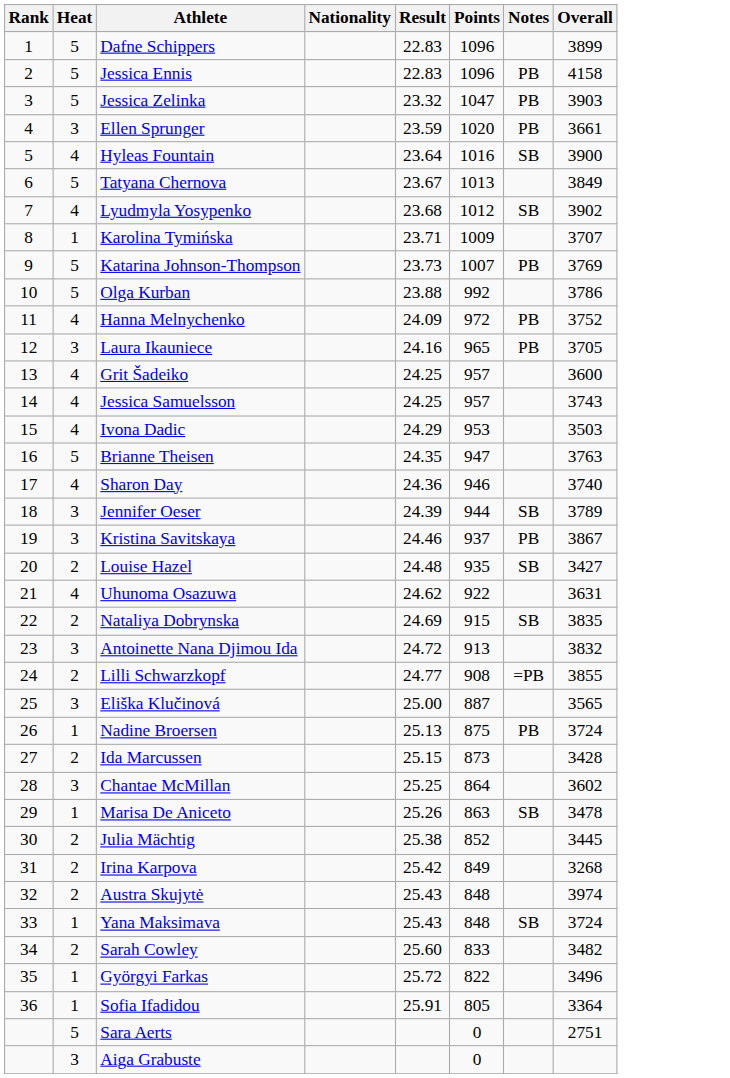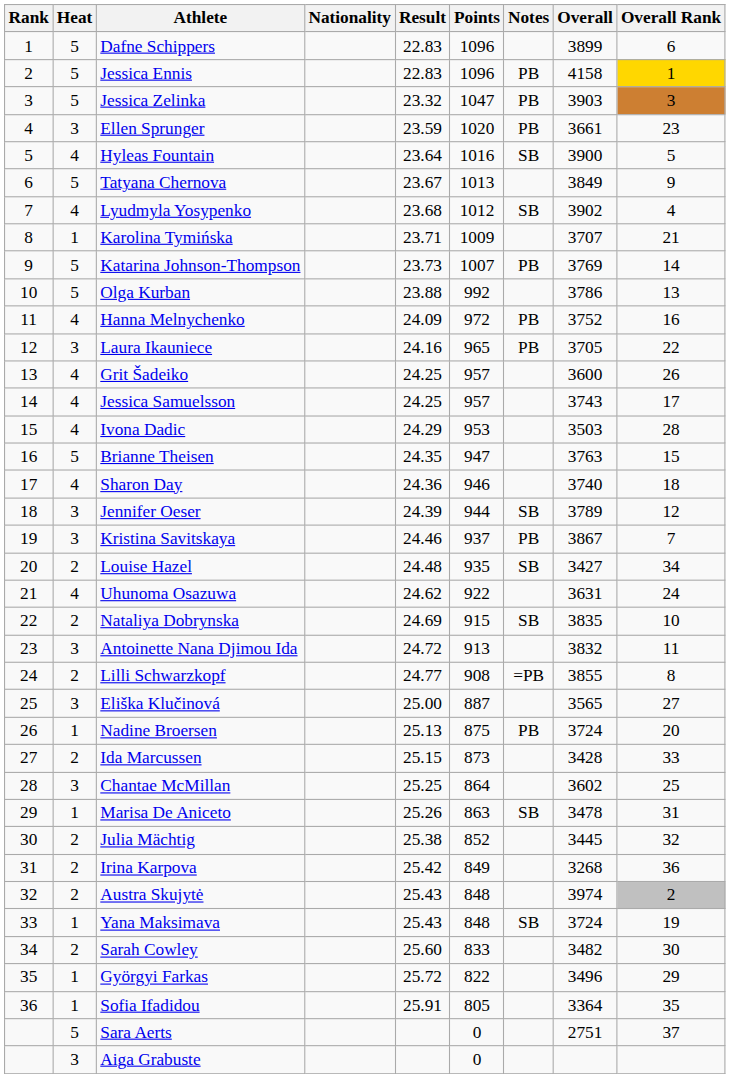+ column: (671, 18)
